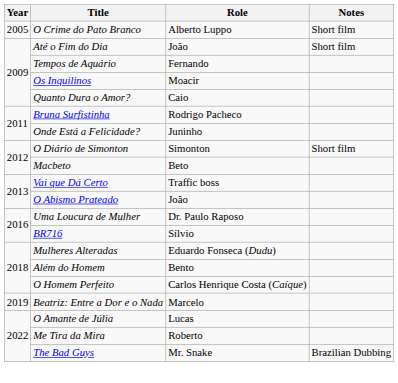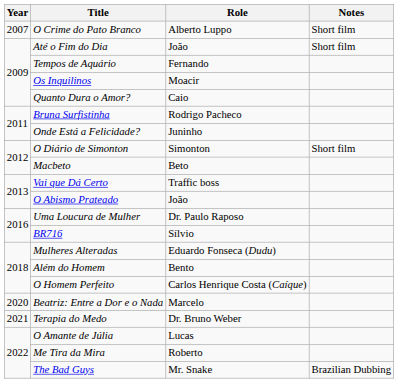(18, 30) 2005 -> (18, 30) 2007
(18, 302) 2019 -> (18, 302) 2020
+ row: (70, 319)
